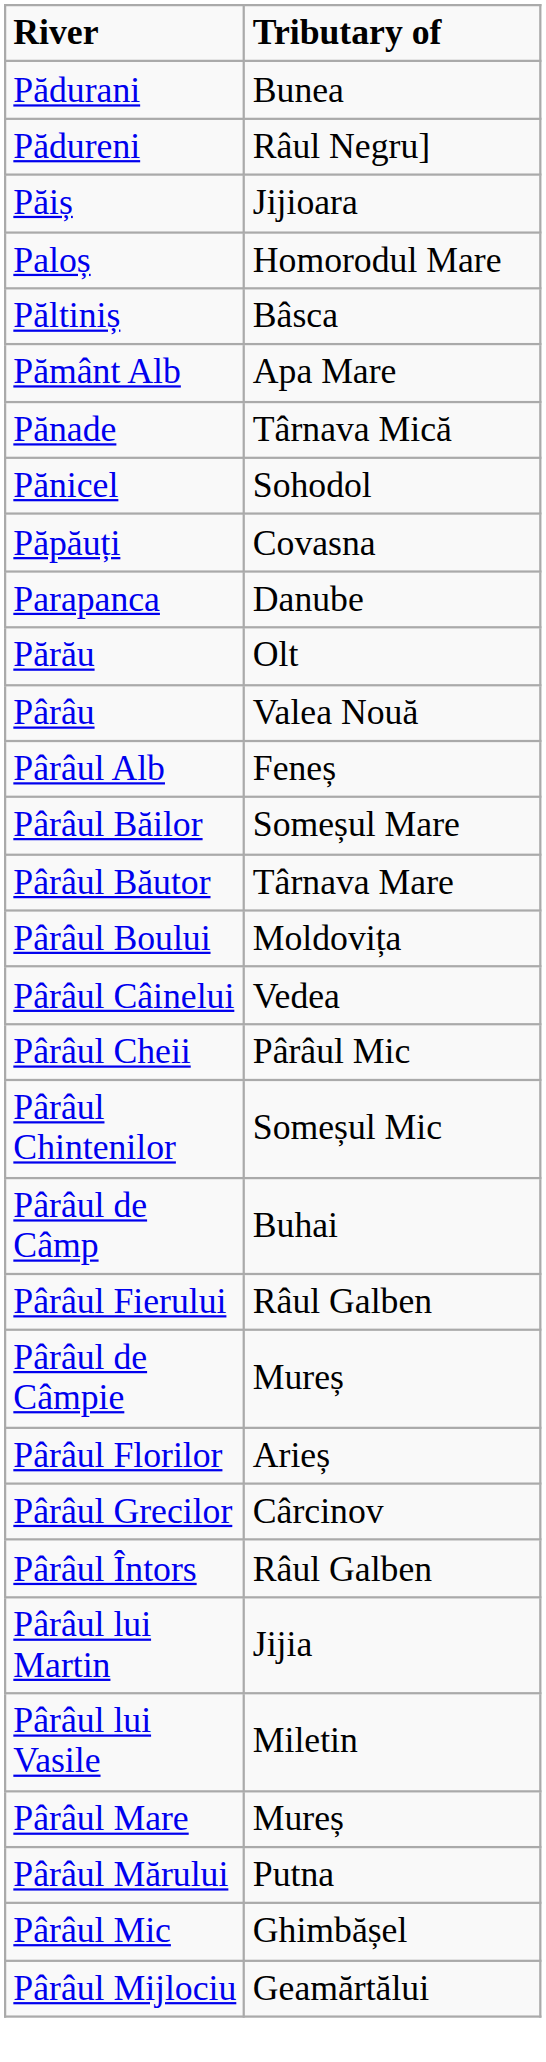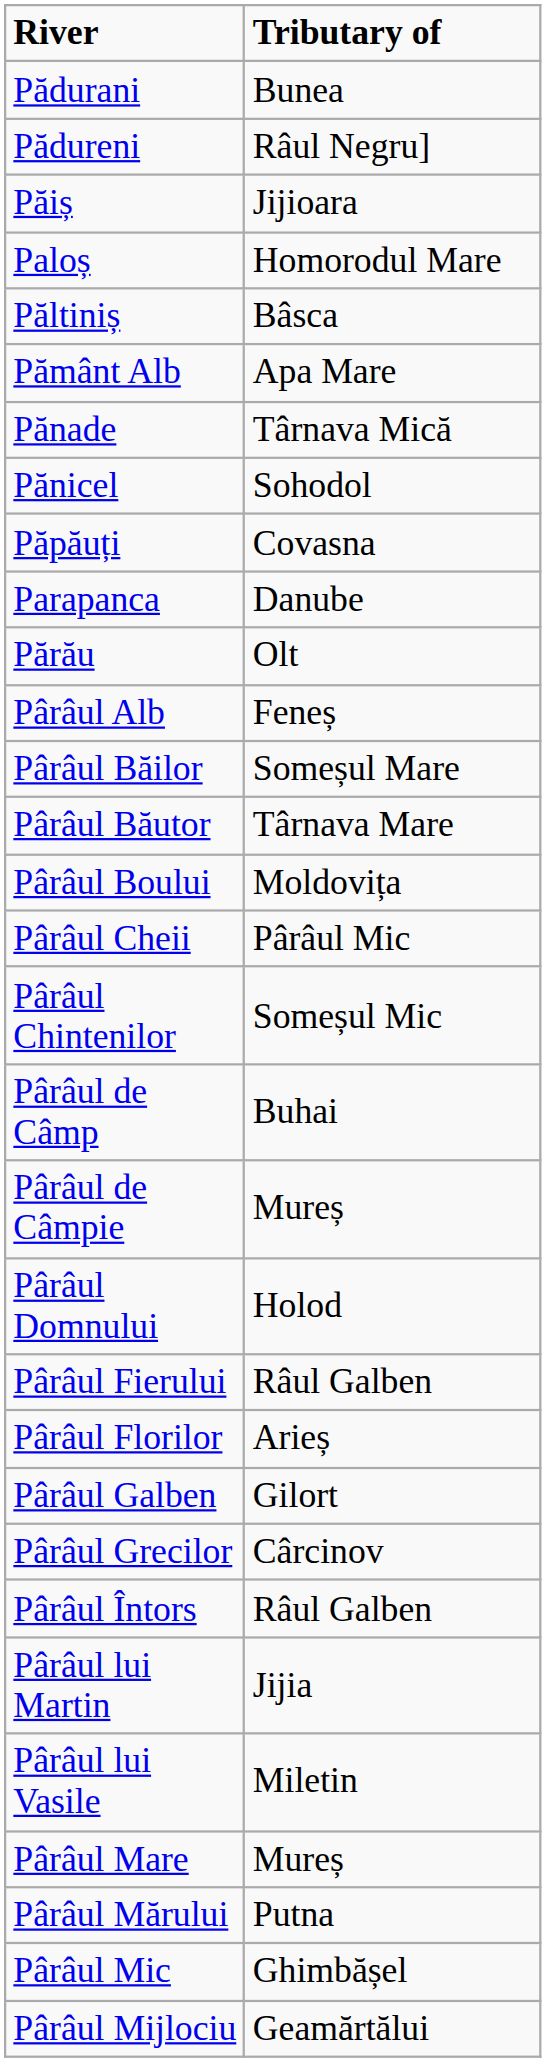- row: (54, 711)
- row: (124, 994)
rows swapped: (80, 1378) <-> (120, 1301)
+ row: (86, 1305)
+ row: (115, 1494)
